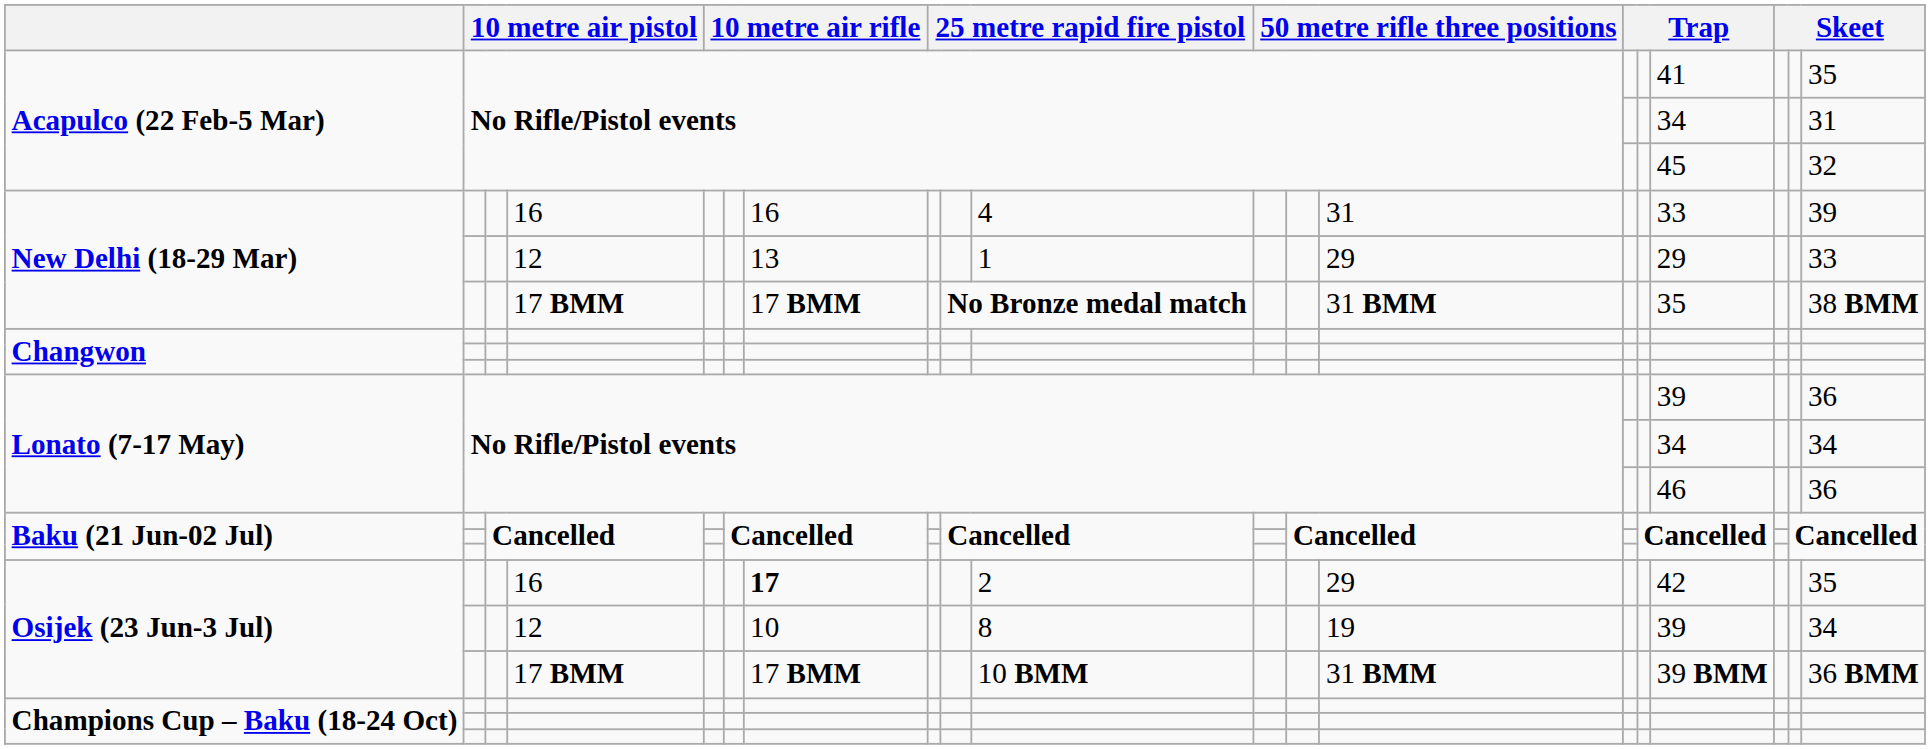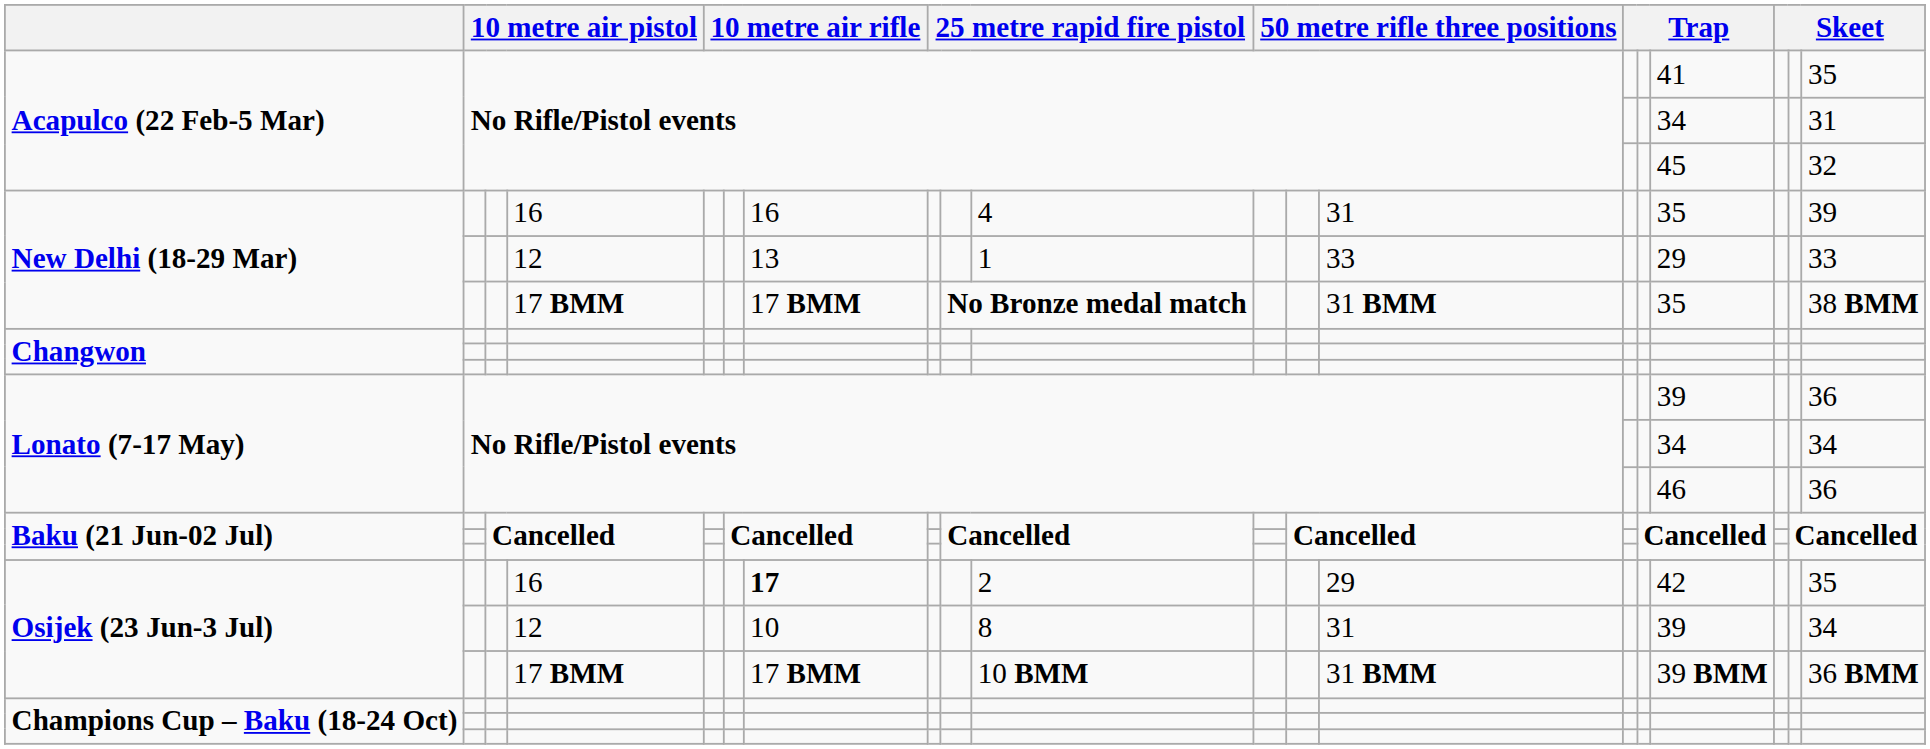(1671, 212) 33 -> (1671, 212) 35
(1340, 258) 29 -> (1340, 258) 33
(1340, 627) 19 -> (1340, 627) 31
